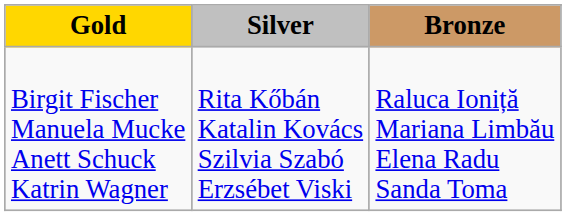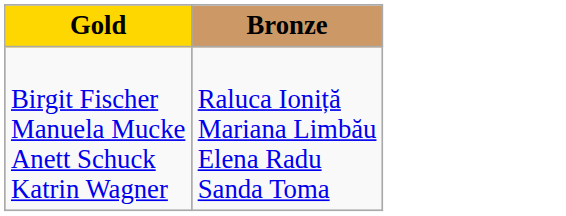- column: (280, 25)
